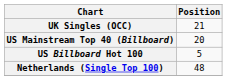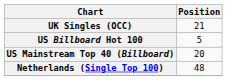rows swapped: (90, 54) <-> (90, 40)
